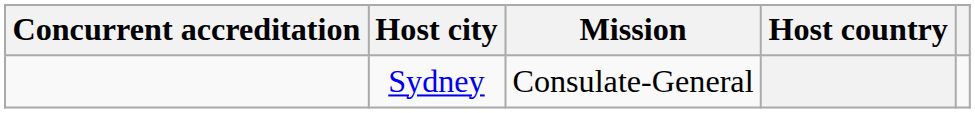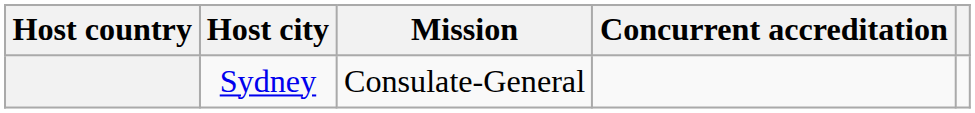columns swapped: (858, 30) <-> (186, 30)
